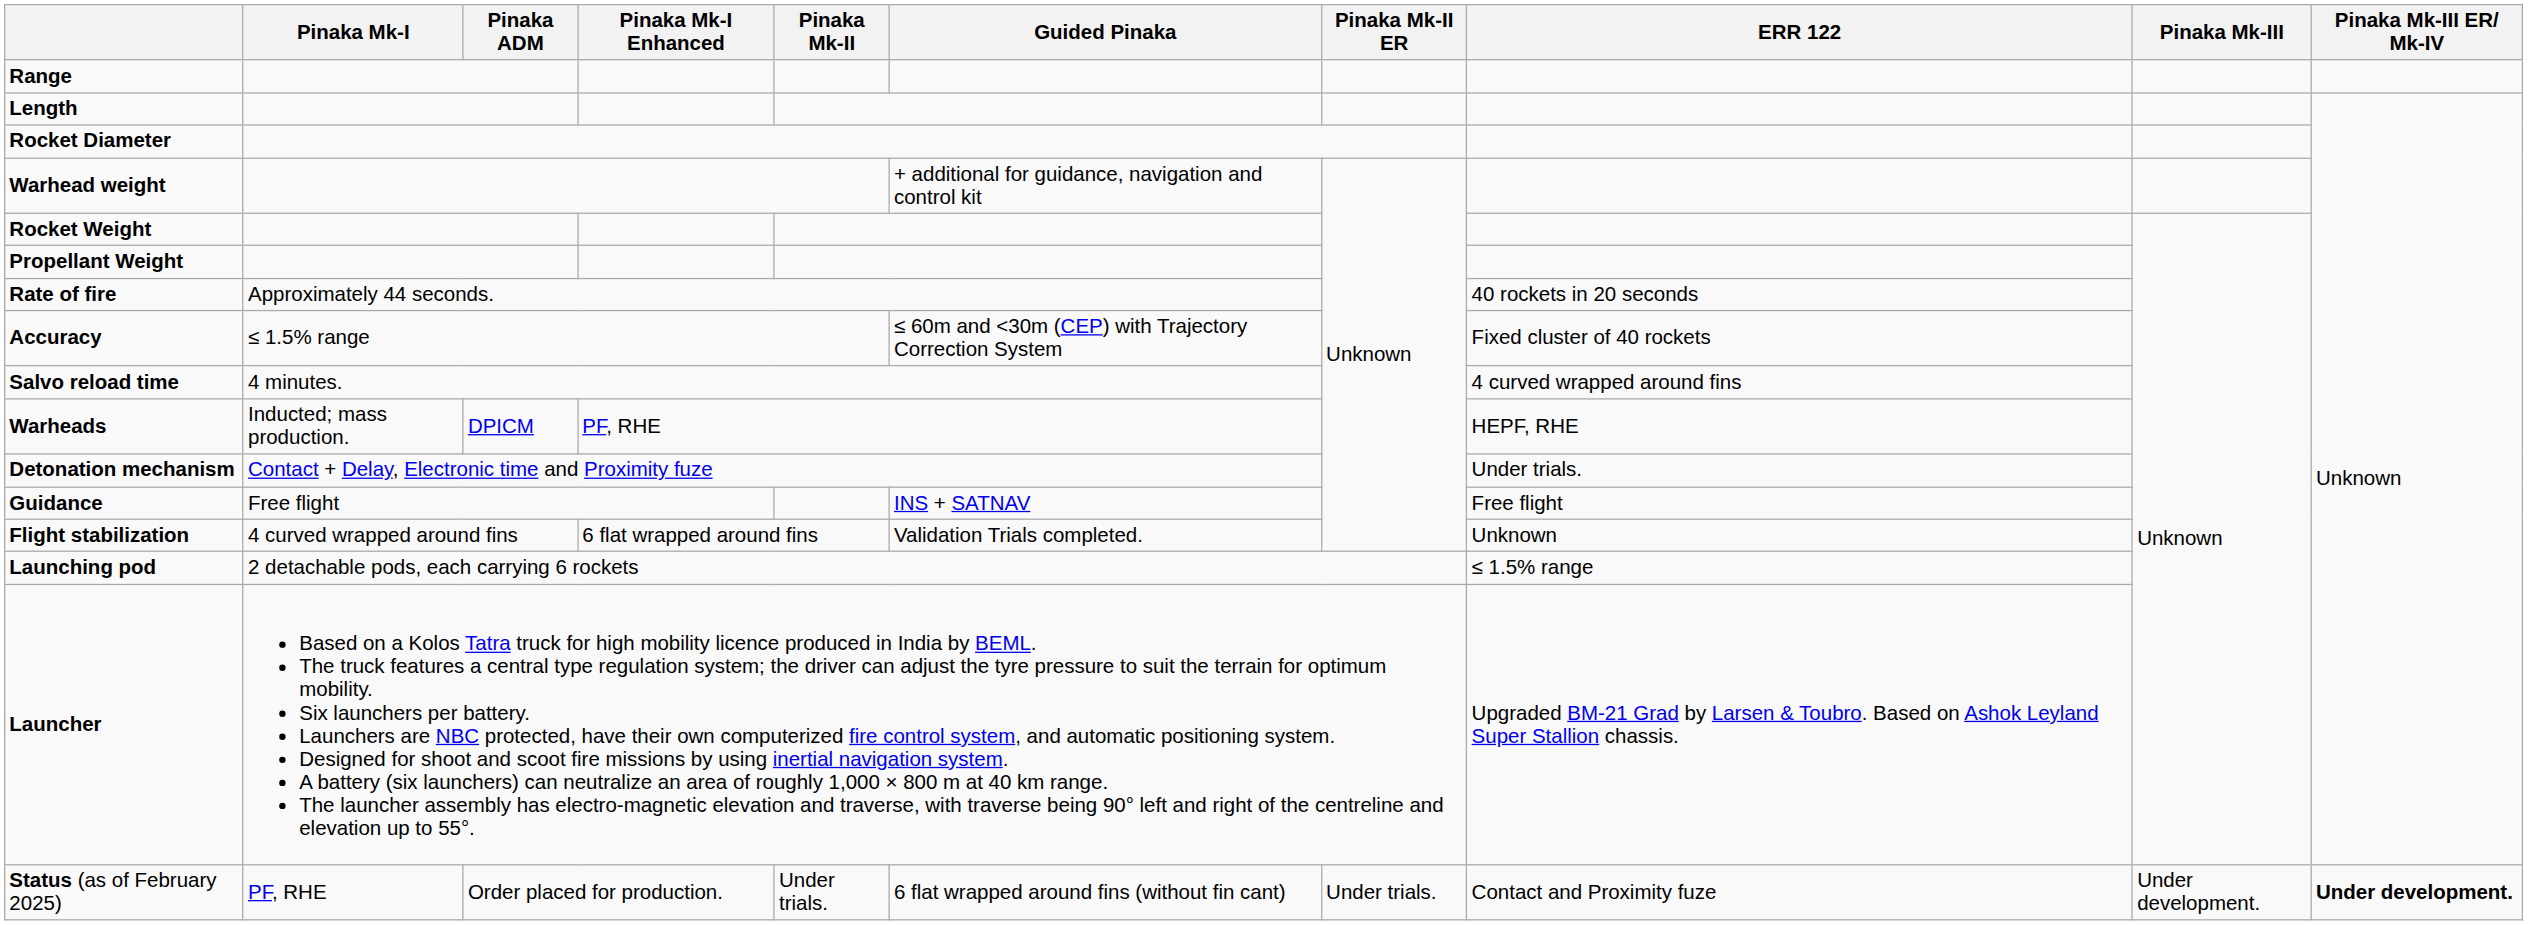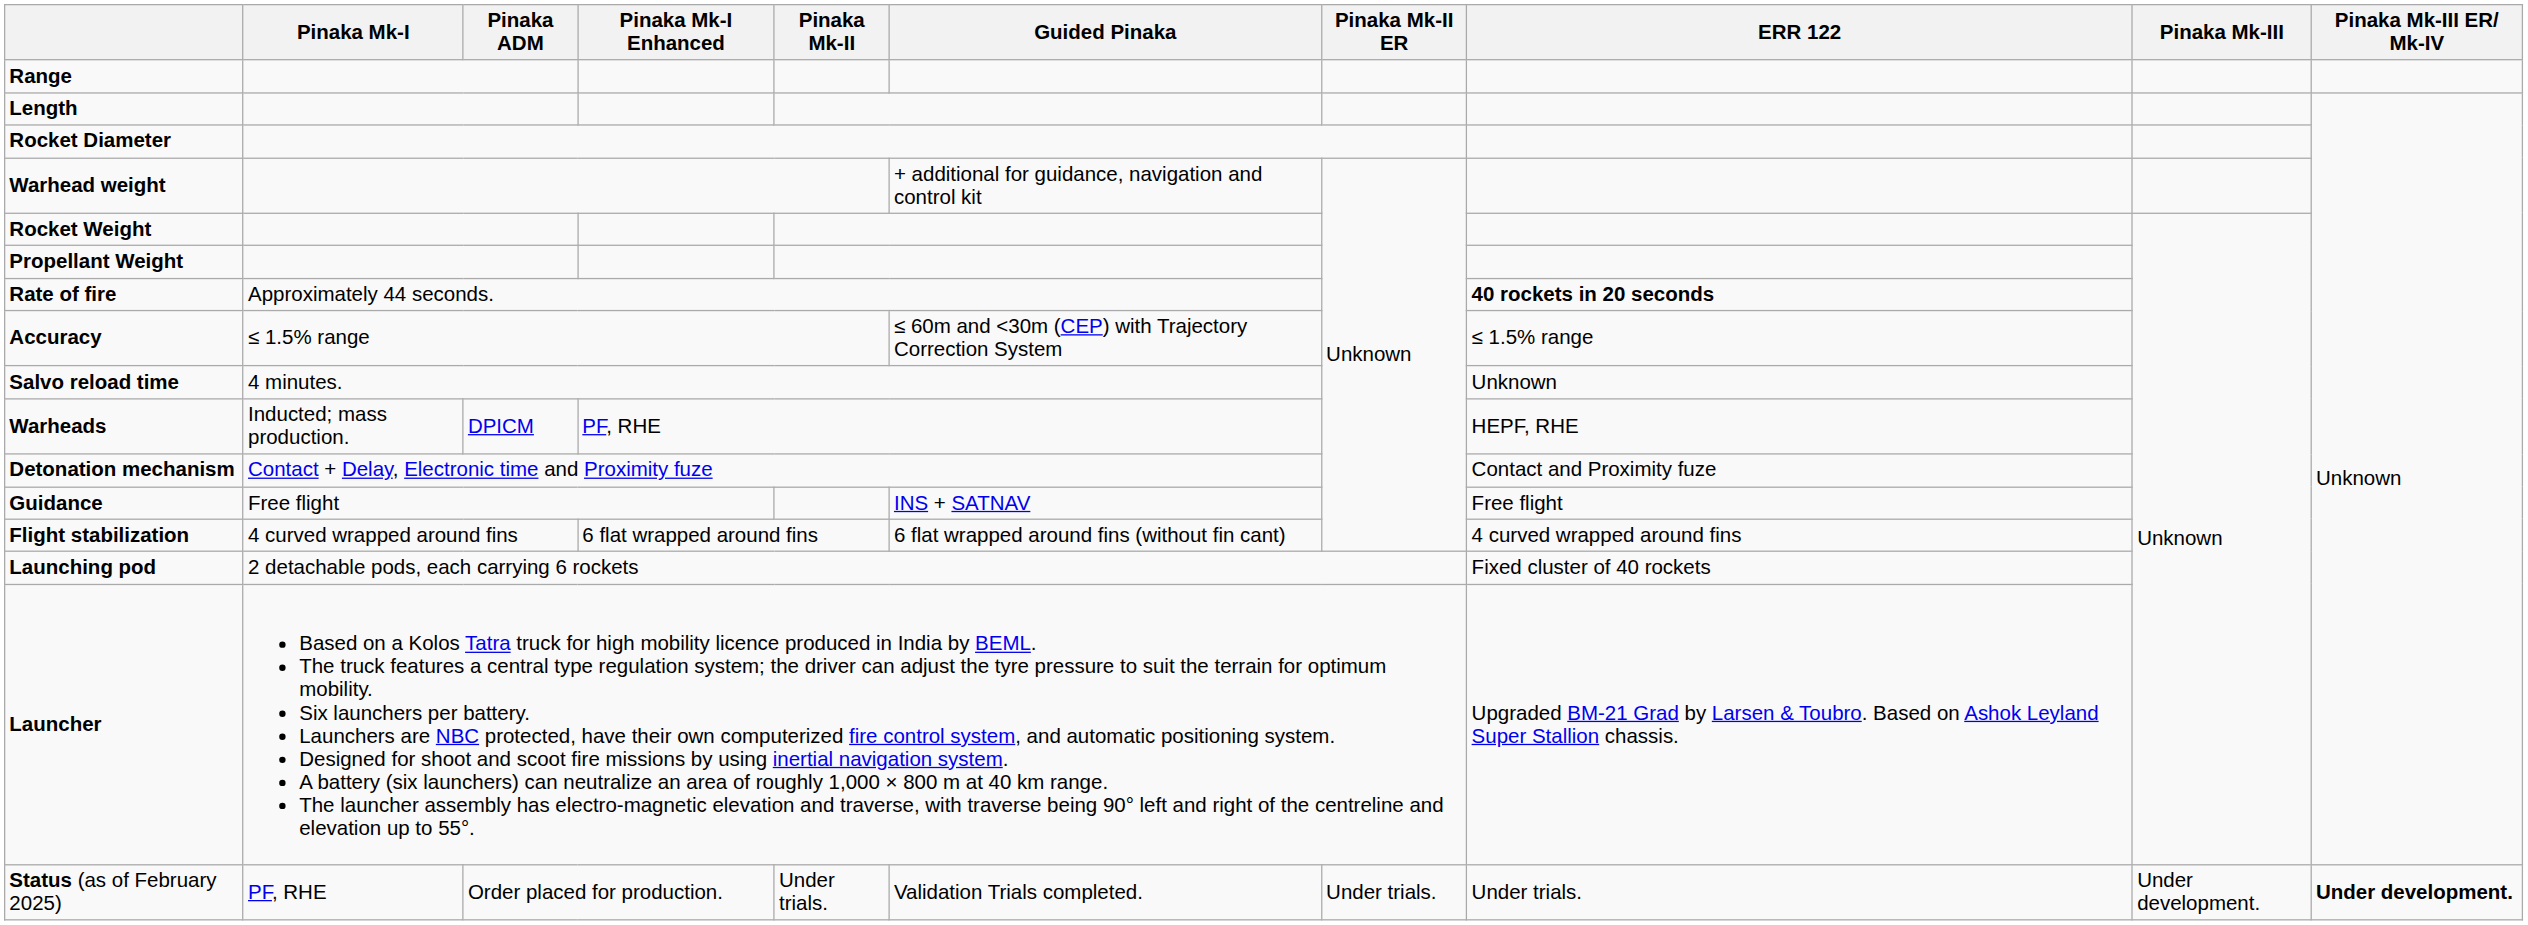(1585, 294) normal -> (1593, 294) bold
(1591, 338) Fixed cluster of 40 rockets -> (1532, 338) ≤ 1.5% range
(1607, 382) 4 curved wrapped around fins -> (1514, 382) Unknown
(1527, 470) Under trials. -> (1594, 470) Contact and Proximity fuze
(1018, 535) Validation Trials completed. -> (1090, 535) 6 flat wrapped around fins (without fin cant)
(1514, 535) Unknown -> (1607, 535) 4 curved wrapped around fins
(1532, 567) ≤ 1.5% range -> (1591, 567) Fixed cluster of 40 rockets
(1090, 892) 6 flat wrapped around fins (without fin cant) -> (1018, 892) Validation Trials completed.
(1594, 892) Contact and Proximity fuze -> (1527, 892) Under trials.
